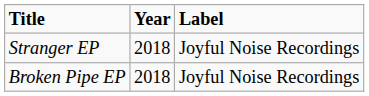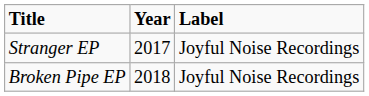(152, 47) 2018 -> (152, 47) 2017
